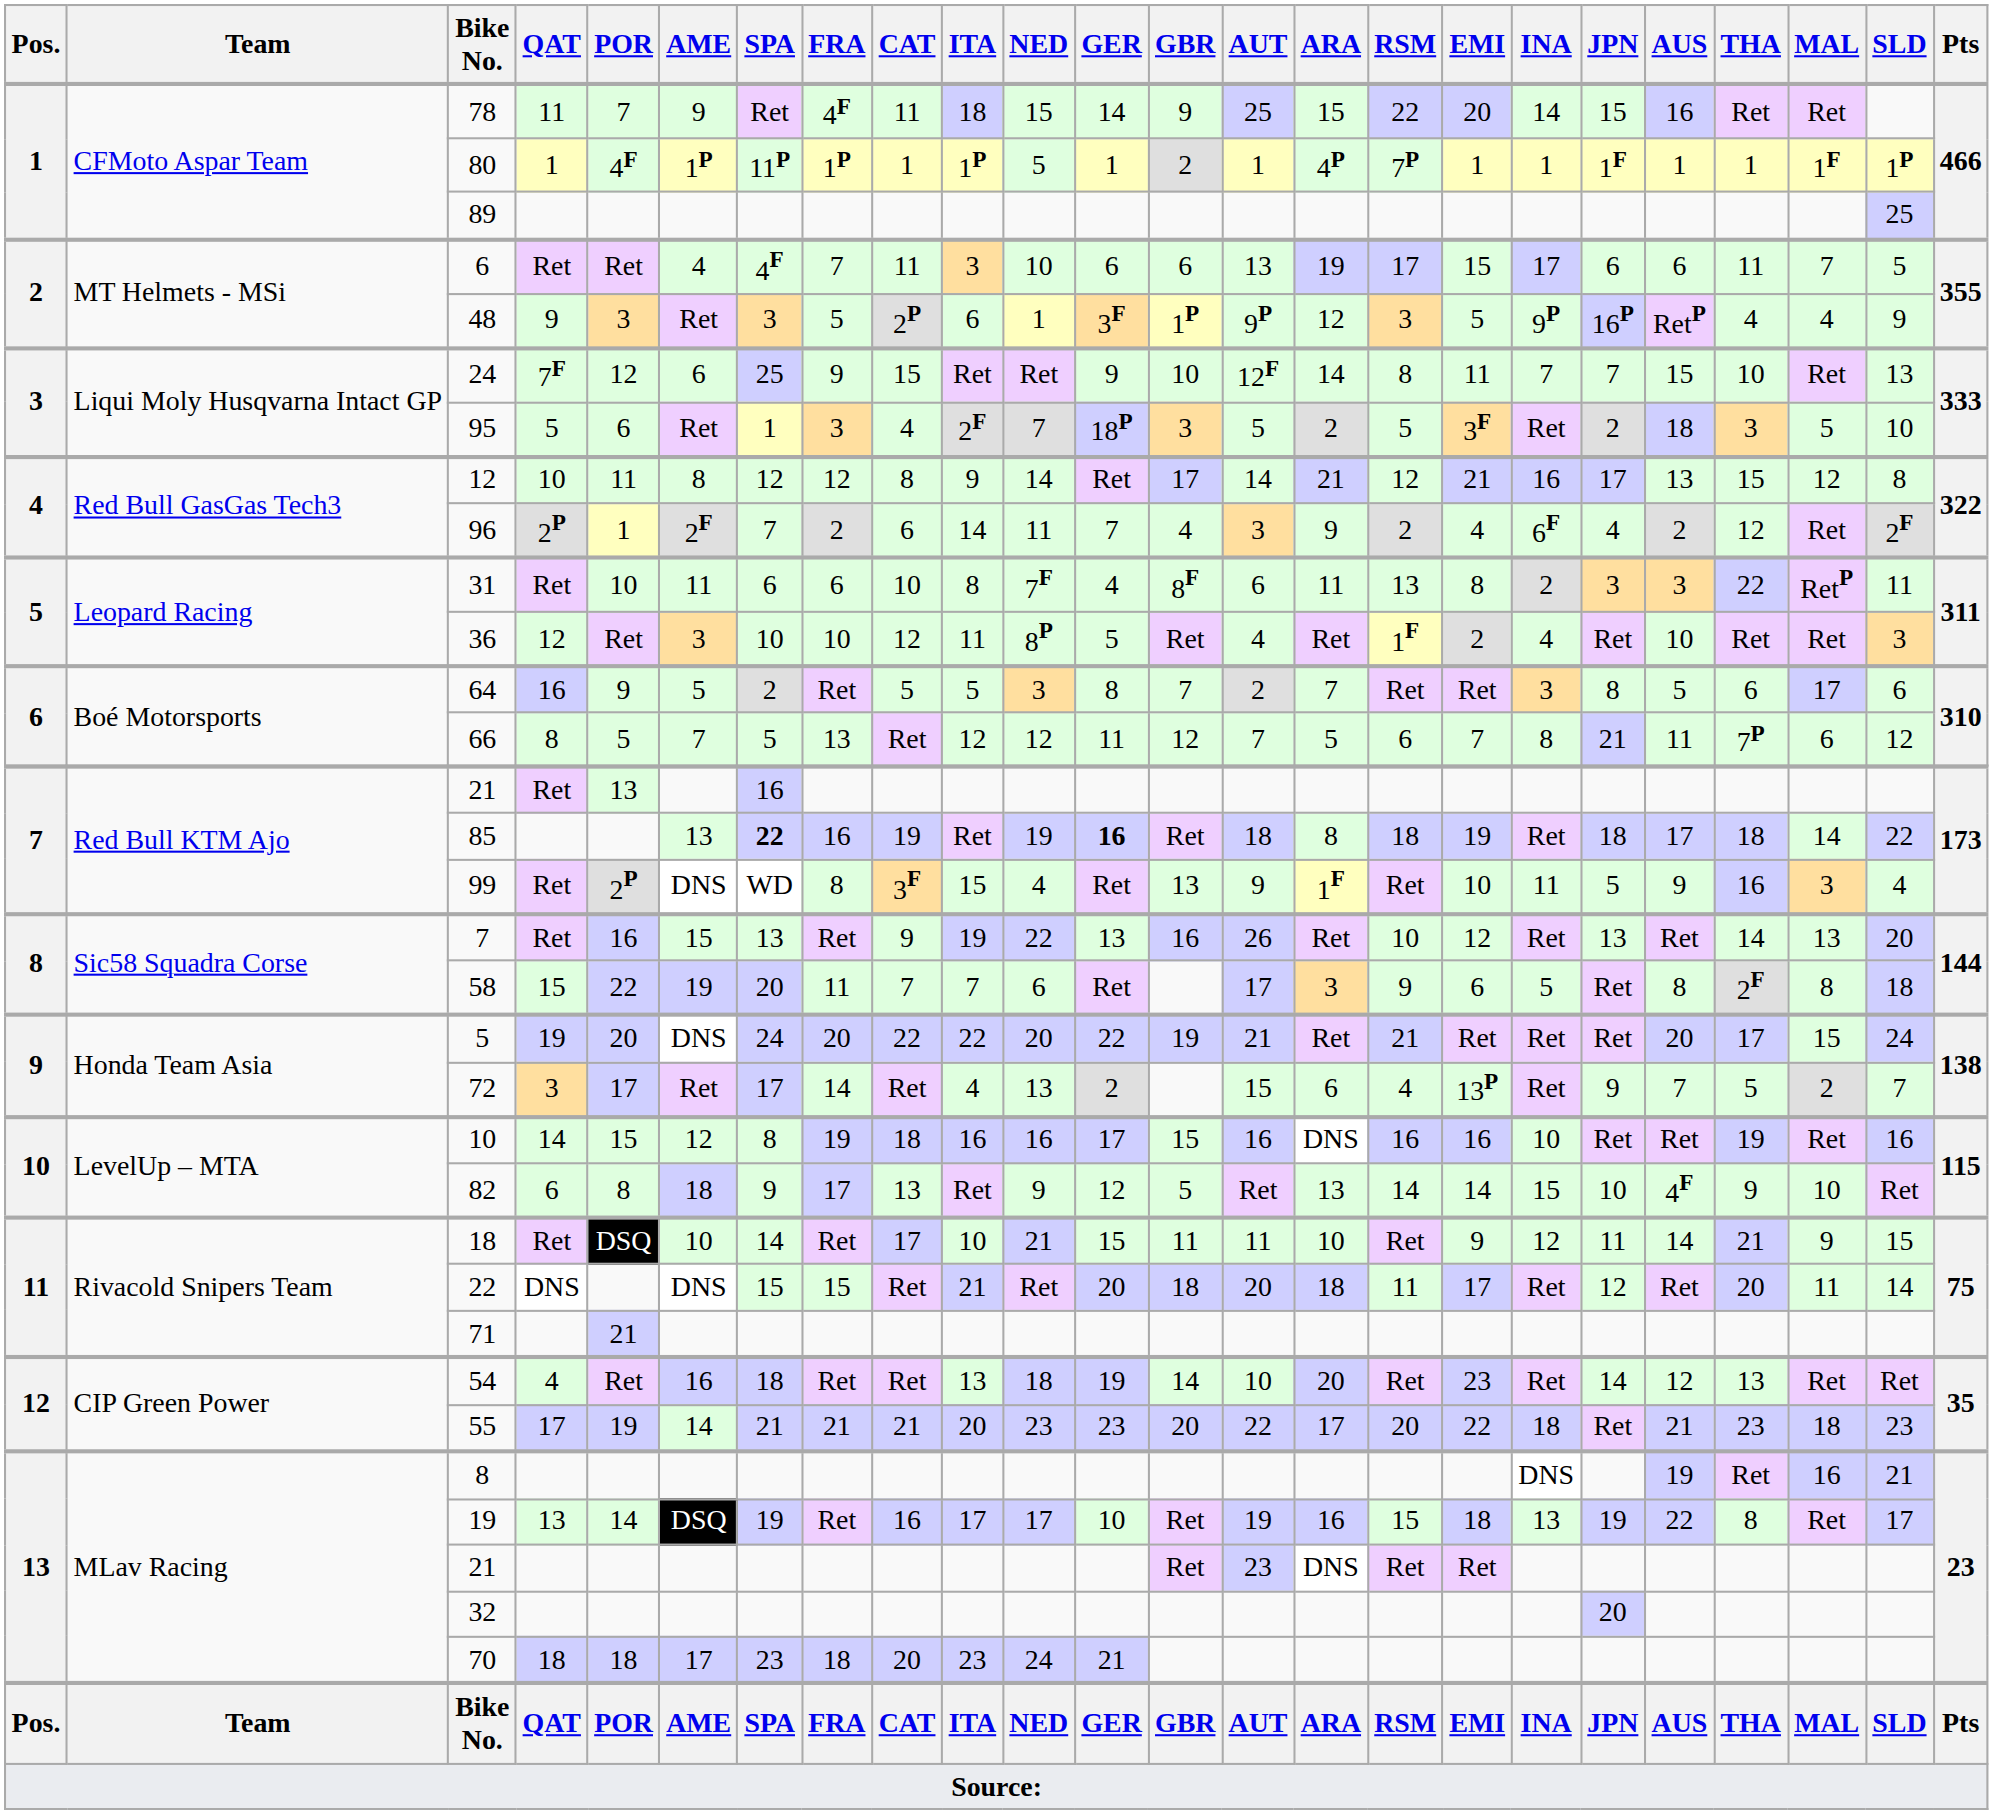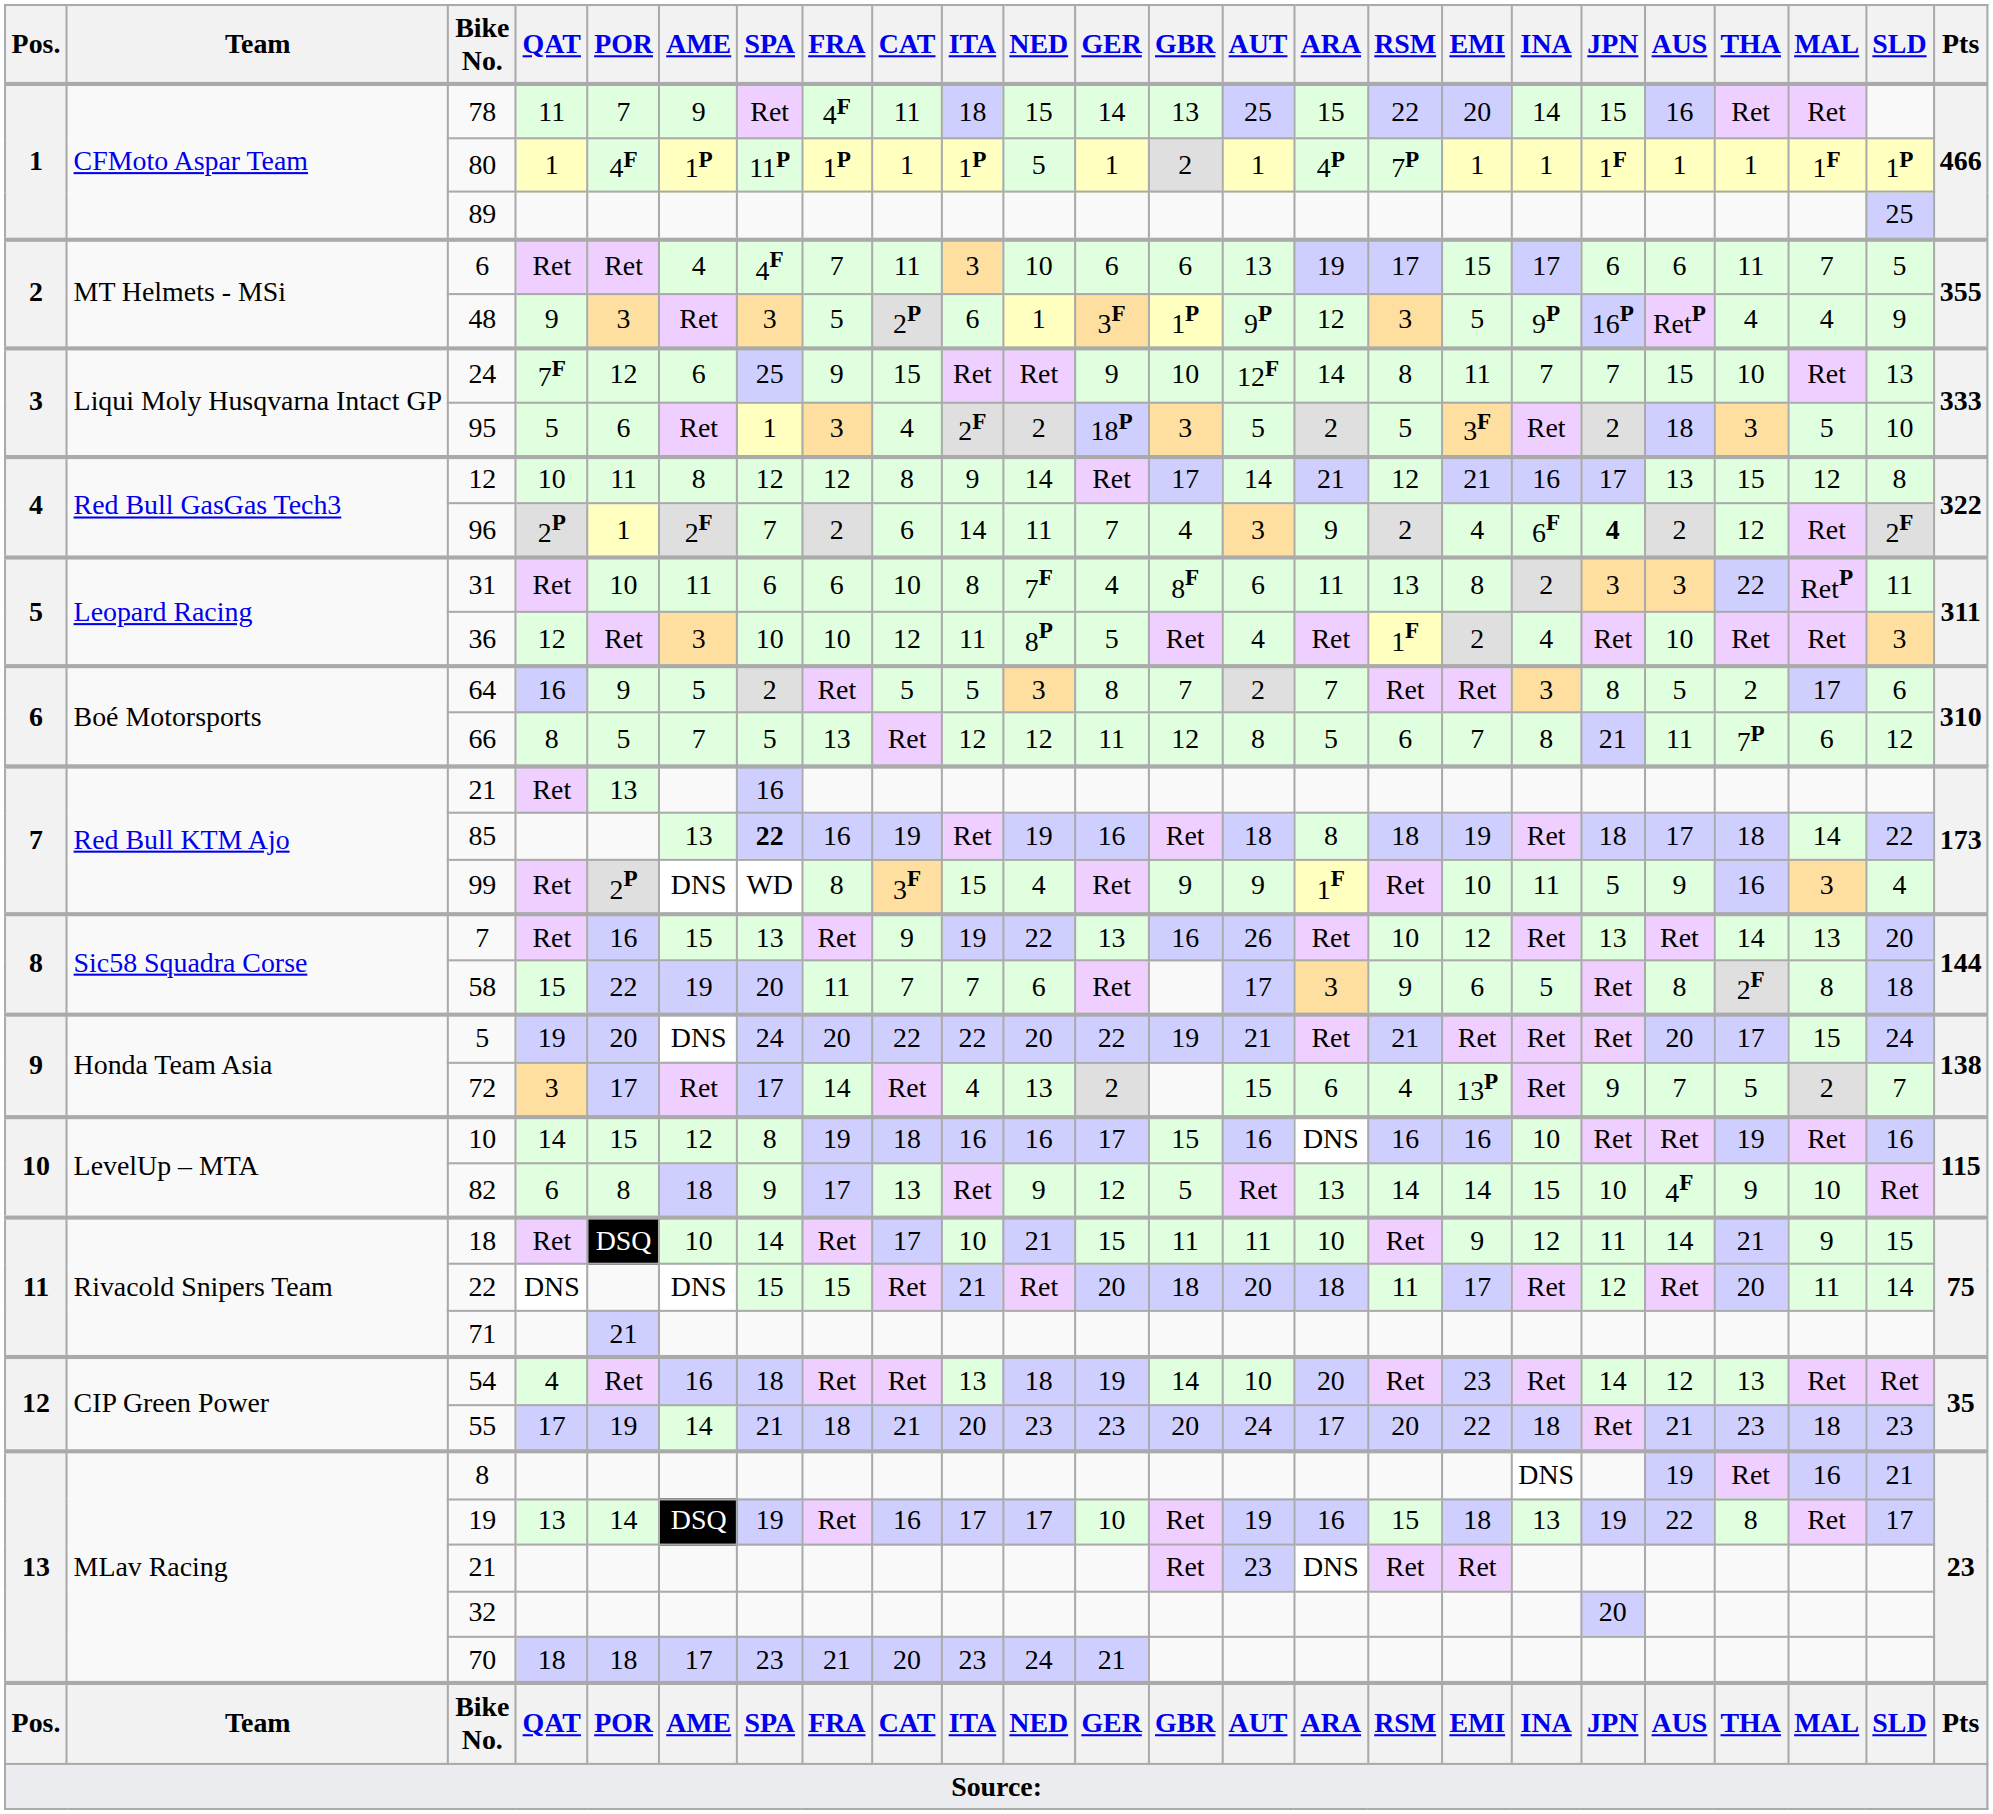(1185, 111) 9 -> (1185, 111) 13
(1039, 427) 7 -> (1039, 427) 2
(1613, 529) normal -> (1613, 529) bold
(1751, 689) 6 -> (1751, 689) 2
(1258, 738) 7 -> (1258, 738) 8
(1112, 835) bold -> (1112, 835) normal
(1185, 885) 13 -> (1185, 885) 9
(837, 1426) 21 -> (837, 1426) 18
(1258, 1426) 22 -> (1258, 1426) 24
(837, 1658) 18 -> (837, 1658) 21
